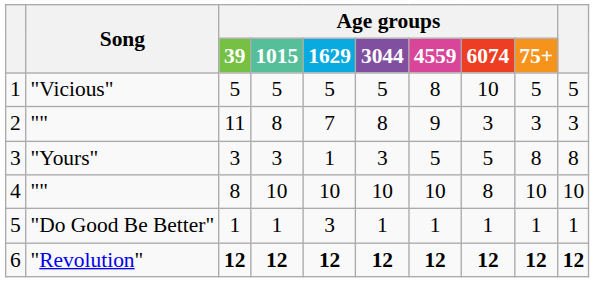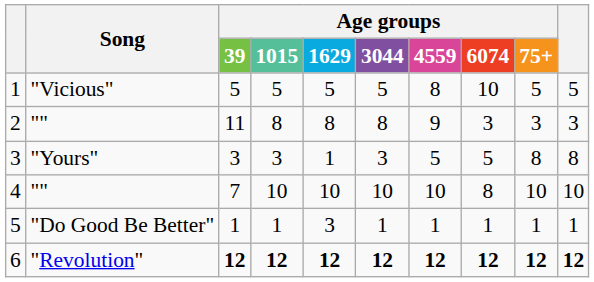(330, 123) 7 -> (330, 123) 8
(235, 191) 8 -> (235, 191) 7
